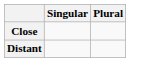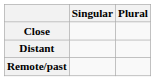+ row: (37, 66)
